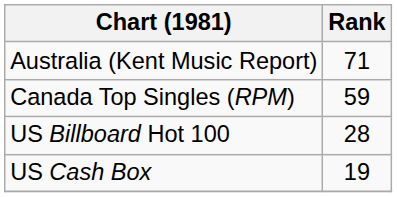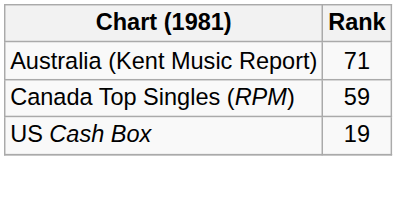- row: (120, 135)
